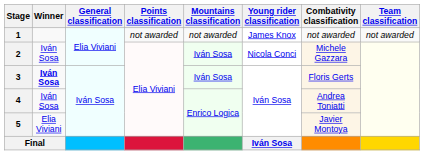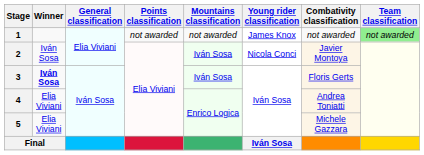(390, 35) no background -> (390, 35) lightgreen background
(331, 54) Michele Gazzara -> (331, 54) Javier Montoya
(49, 101) Iván Sosa -> (49, 101) Elia Viviani
(331, 125) Javier Montoya -> (331, 125) Michele Gazzara
